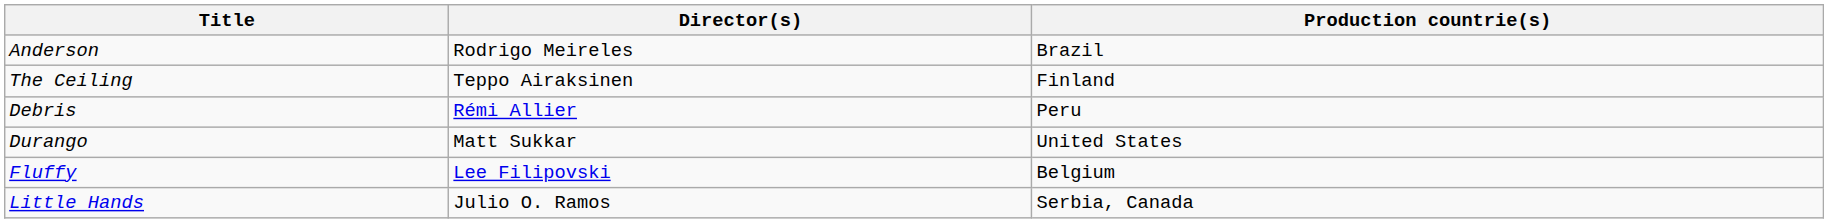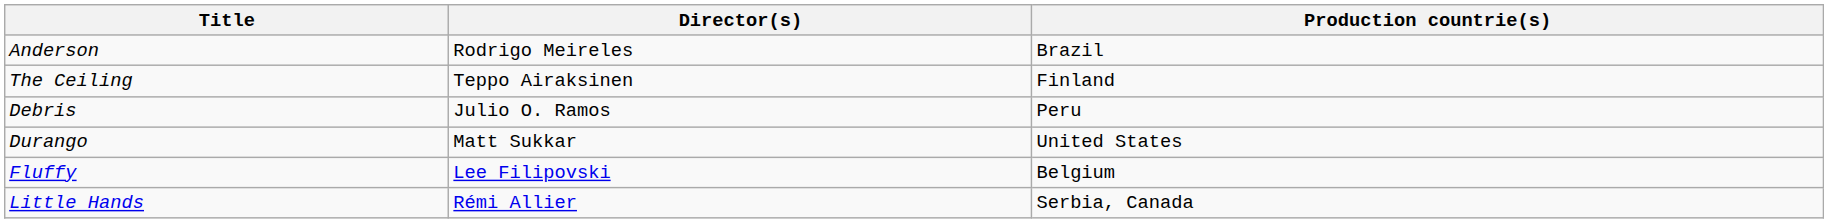(515, 112) Rémi Allier -> (532, 112) Julio O. Ramos
(532, 203) Julio O. Ramos -> (515, 203) Rémi Allier
